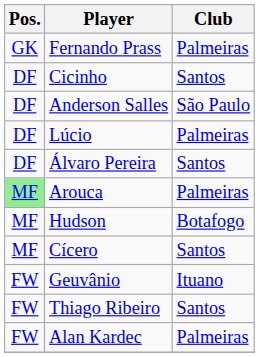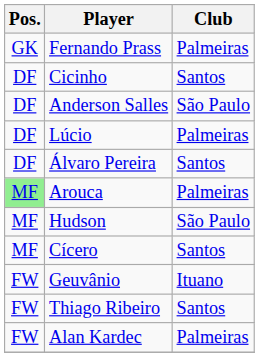(211, 221) Botafogo -> (213, 221) São Paulo
